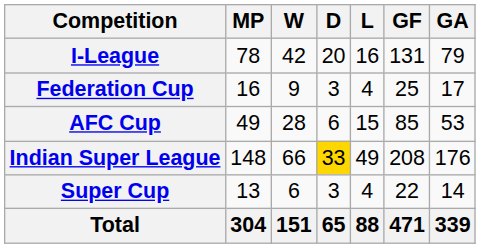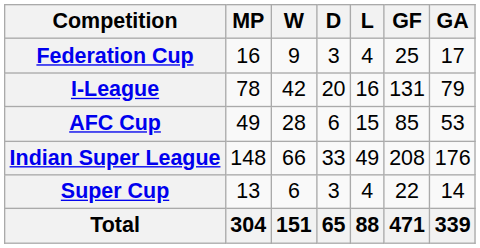rows swapped: (115, 55) <-> (115, 89)
(334, 157) gold background -> (334, 157) no background
